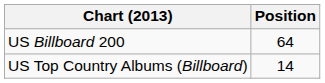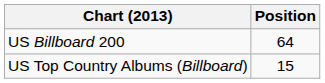(285, 66) 14 -> (285, 66) 15
